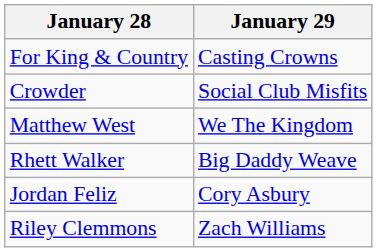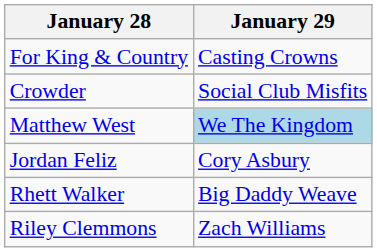(276, 125) no background -> (276, 125) lightblue background
rows swapped: (67, 159) <-> (63, 194)
